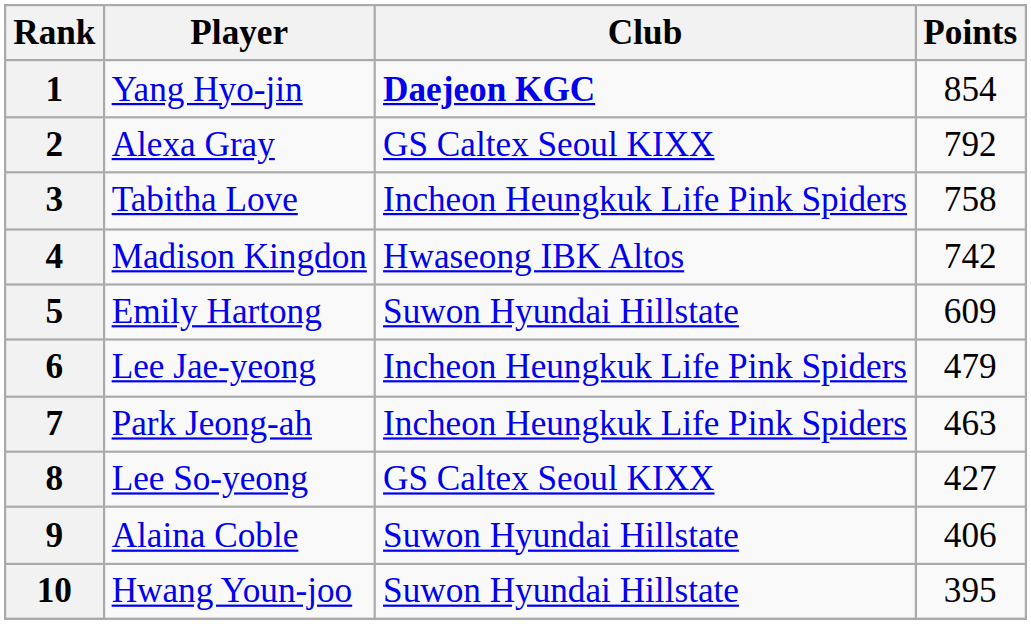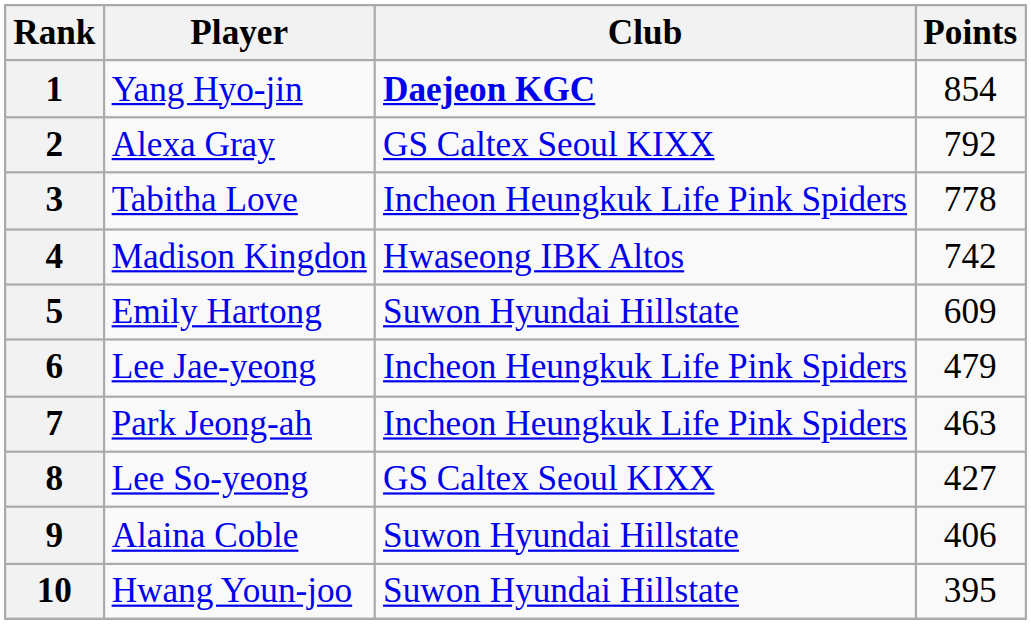(970, 199) 758 -> (970, 199) 778
